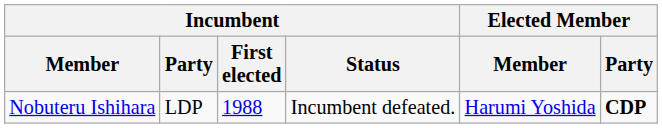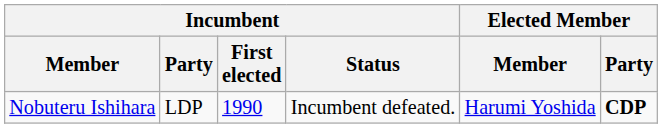(242, 107) 1988 -> (242, 107) 1990
